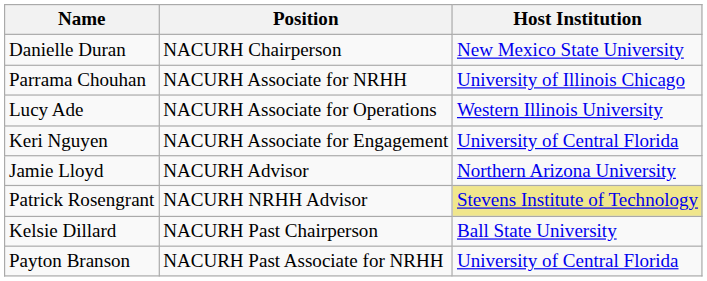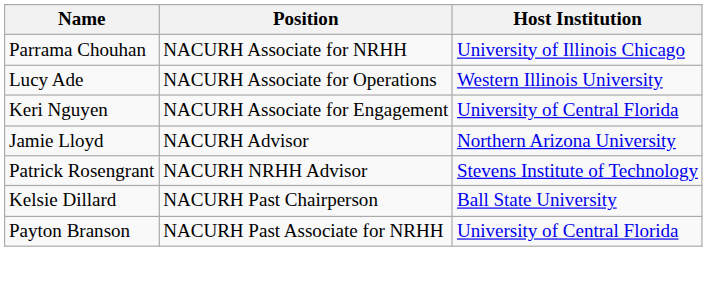- row: (67, 49)
(578, 200) khaki background -> (578, 170) no background
